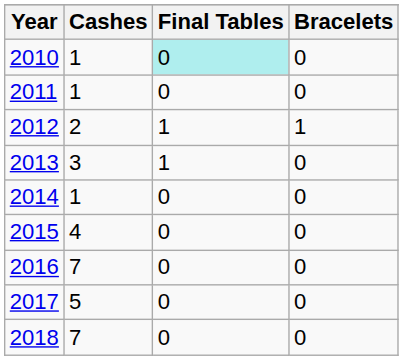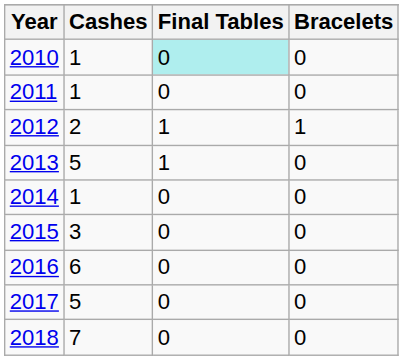(75, 162) 3 -> (75, 162) 5
(75, 232) 4 -> (75, 232) 3
(75, 267) 7 -> (75, 267) 6
